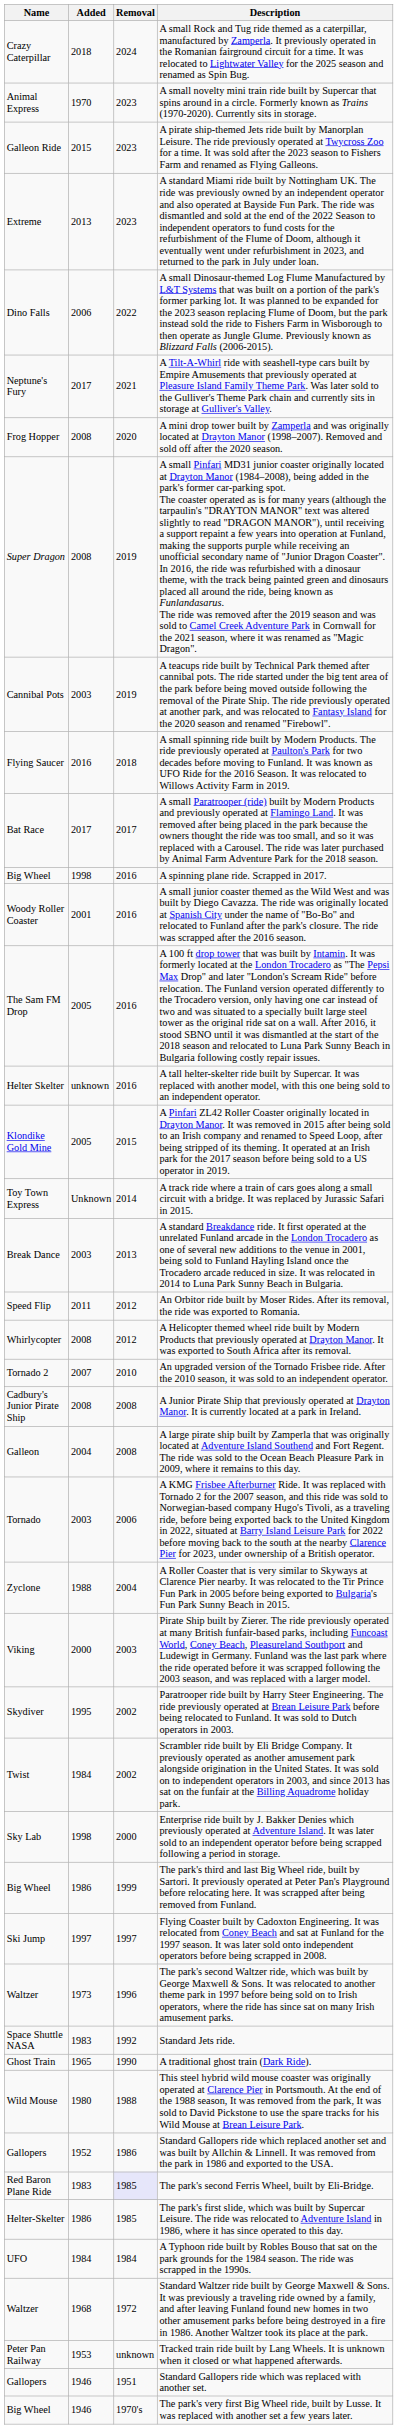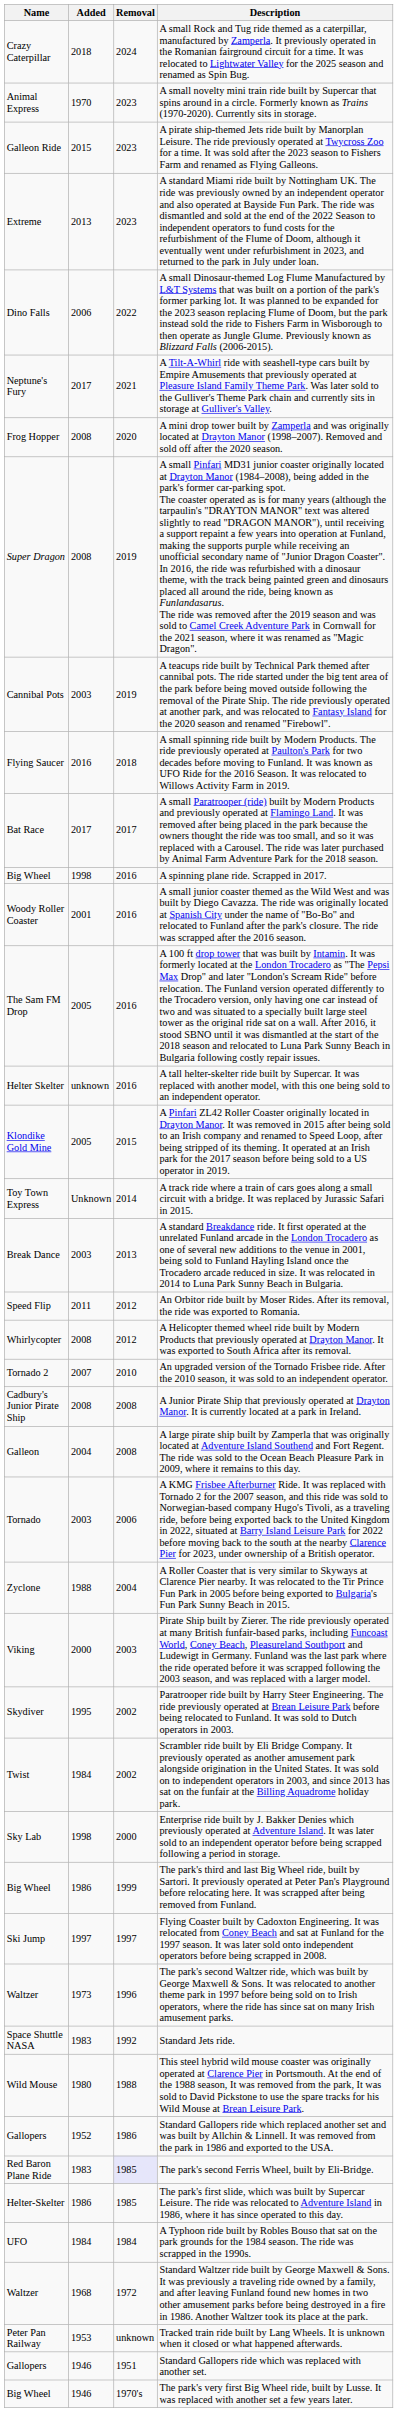- row: (235, 2062)
